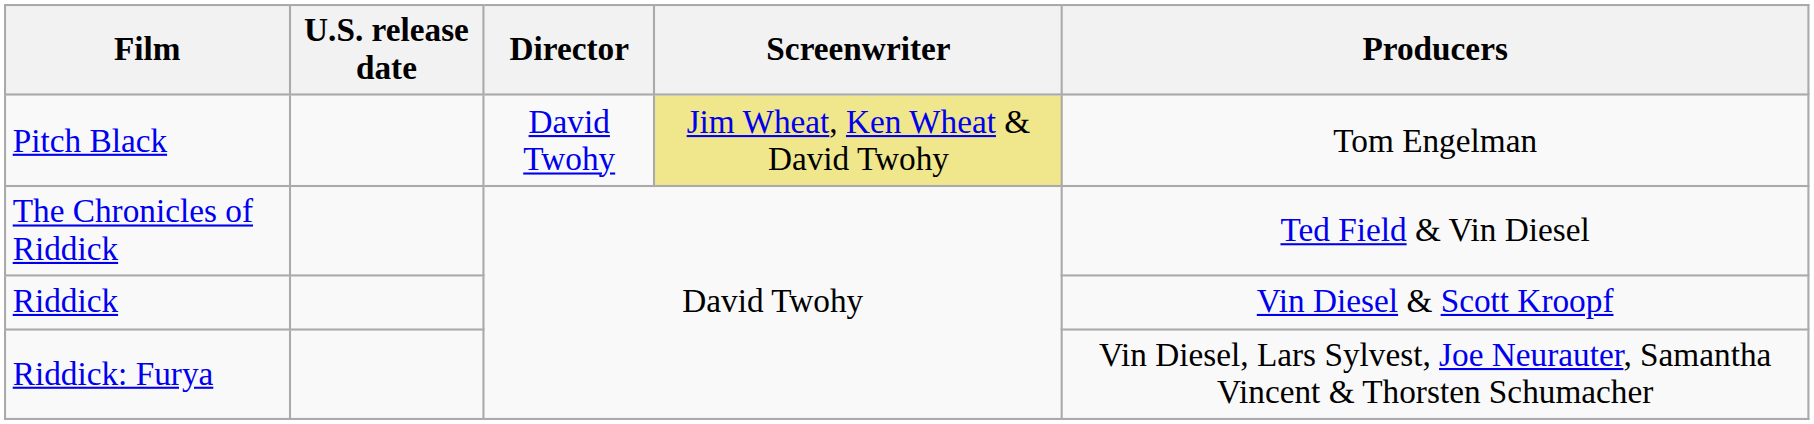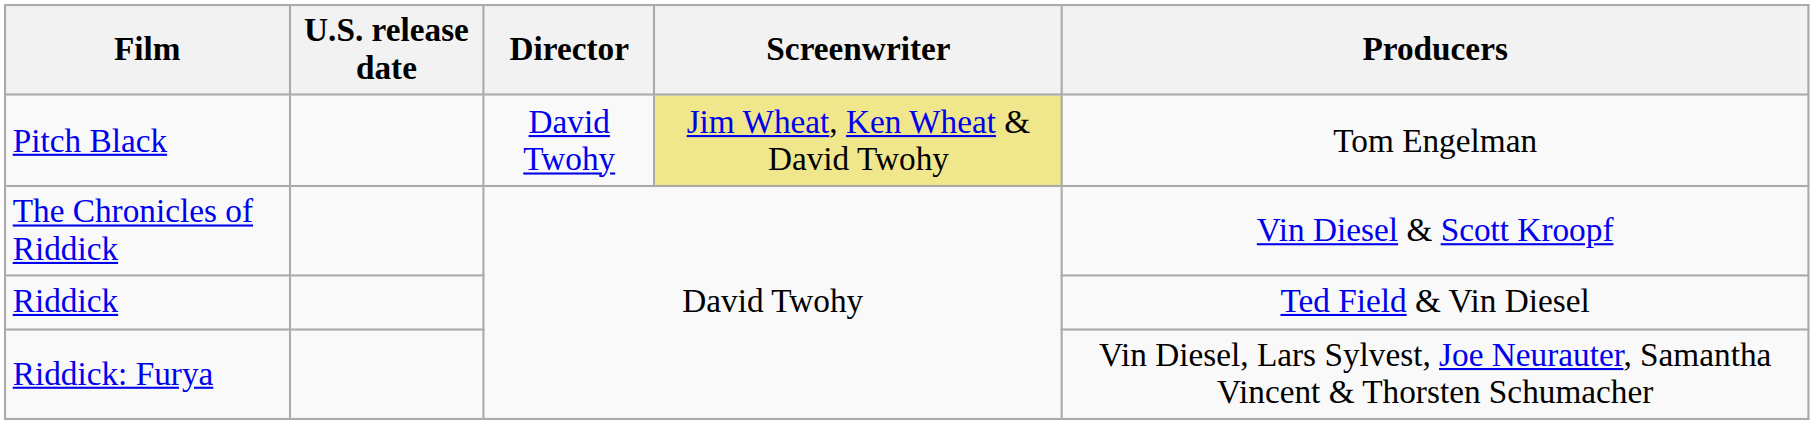(1435, 230) Ted Field & Vin Diesel -> (1435, 230) Vin Diesel & Scott Kroopf
(1435, 301) Vin Diesel & Scott Kroopf -> (1435, 301) Ted Field & Vin Diesel
